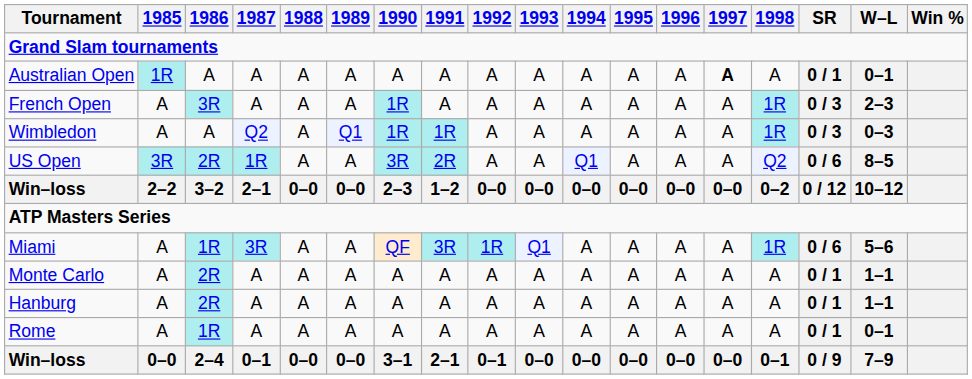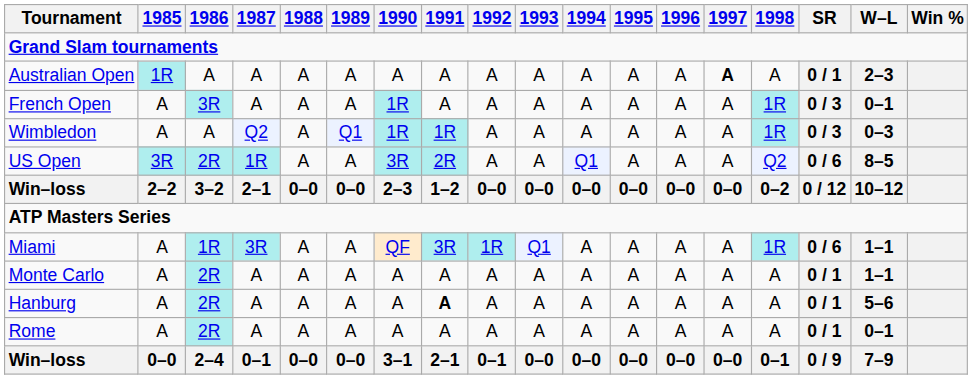(879, 75) 0–1 -> (879, 75) 2–3
(879, 103) 2–3 -> (879, 103) 0–1
(879, 245) 5–6 -> (879, 245) 1–1
(445, 302) normal -> (445, 302) bold
(879, 302) 1–1 -> (879, 302) 5–6
(209, 331) 1R -> (209, 331) 2R
